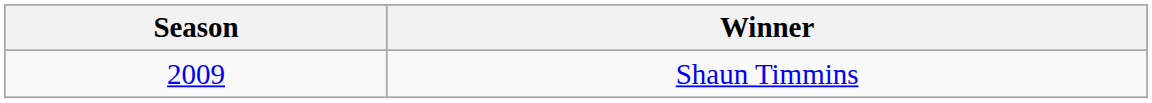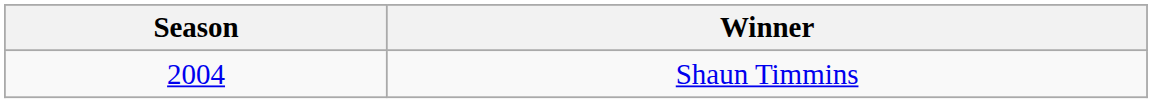(196, 73) 2009 -> (196, 73) 2004
